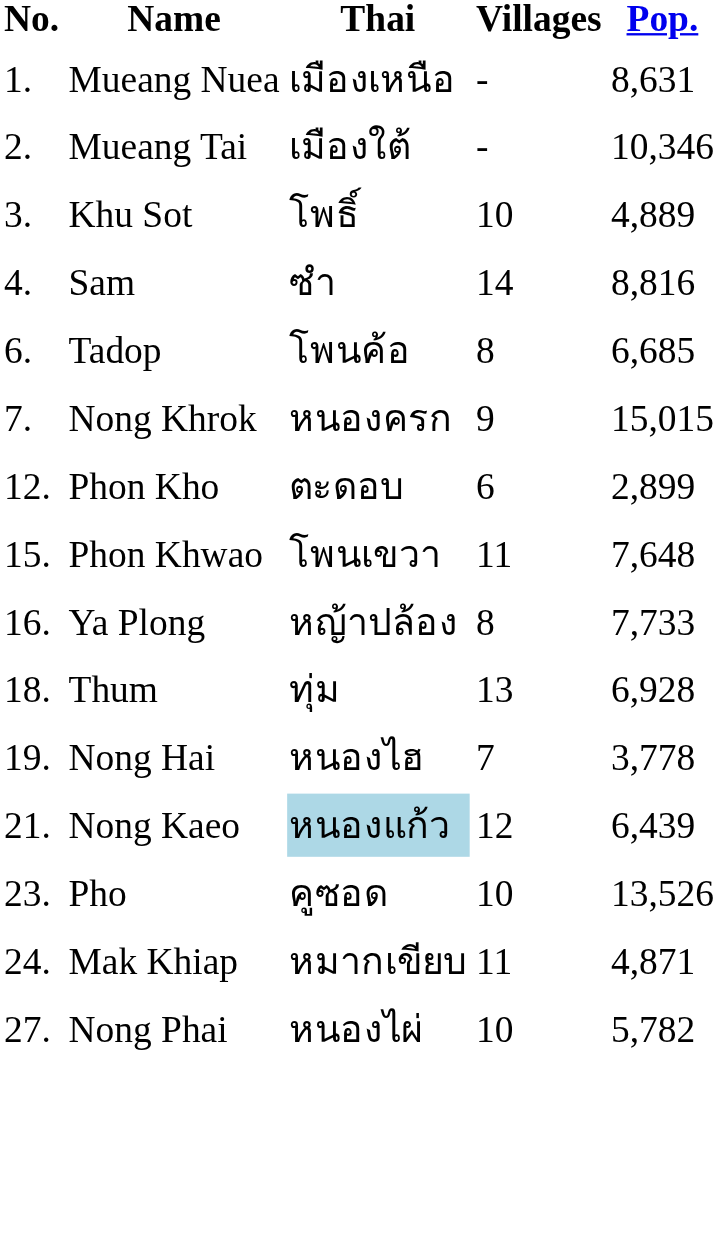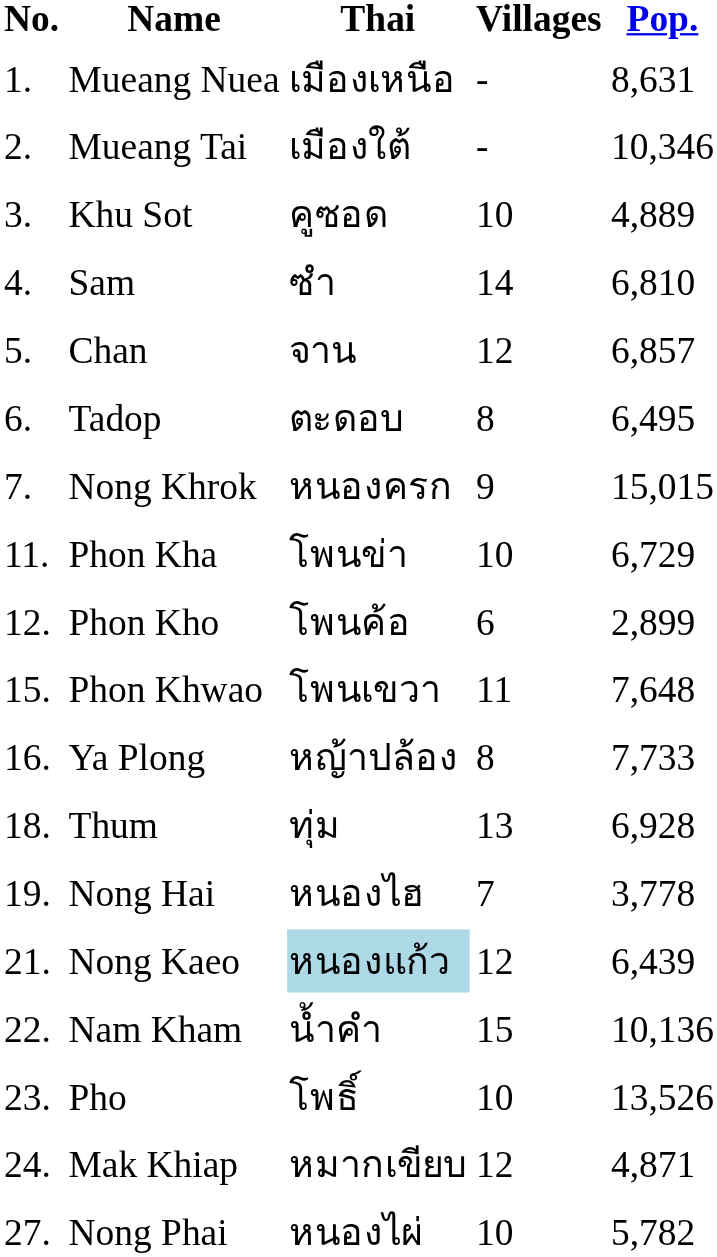(324, 214) โพธิ์ -> (338, 214) คูซอด
(653, 281) 8,816 -> (653, 281) 6,810
+ row: (108, 349)
(350, 350) โพนค้อ -> (346, 418) ตะดอบ
(653, 349) 6,685 -> (653, 417) 6,495
+ row: (143, 553)
(346, 486) ตะดอบ -> (350, 622) โพนค้อ
+ row: (155, 1028)
(338, 893) คูซอด -> (324, 1097) โพธิ์
(494, 960) 11 -> (495, 1163) 12
